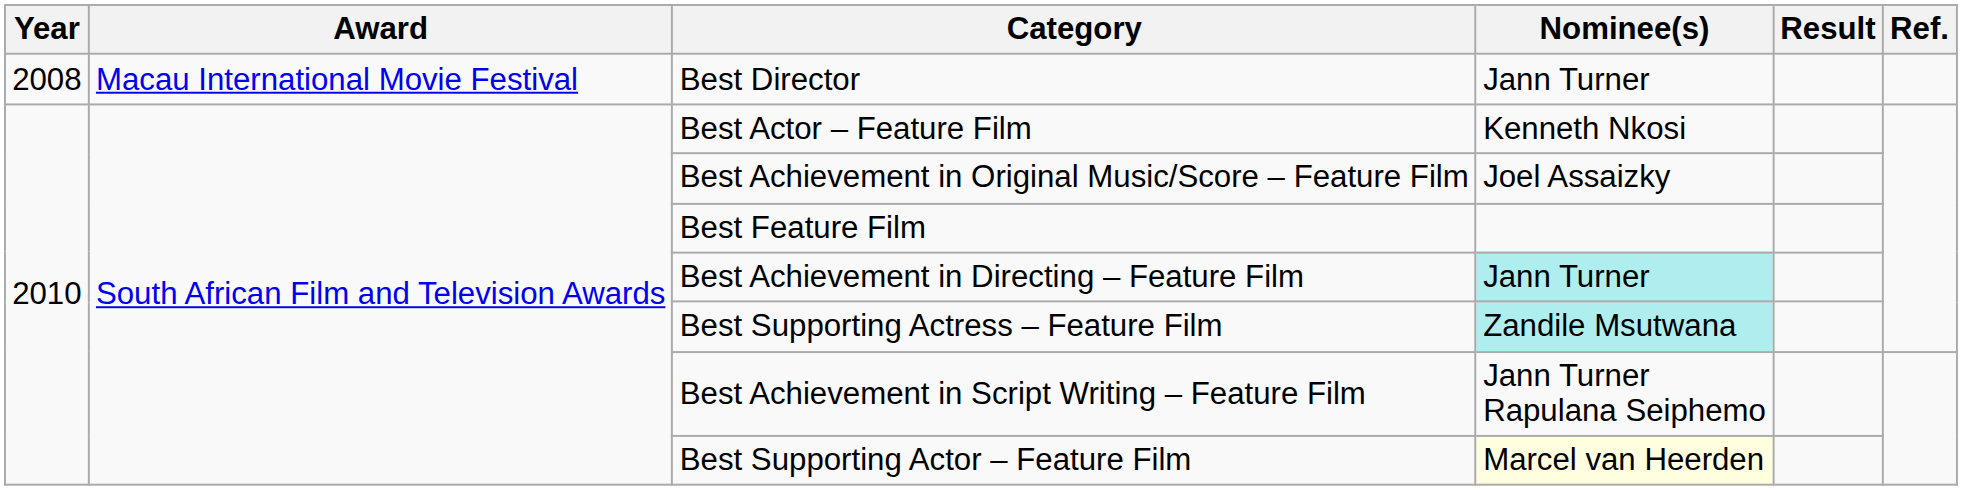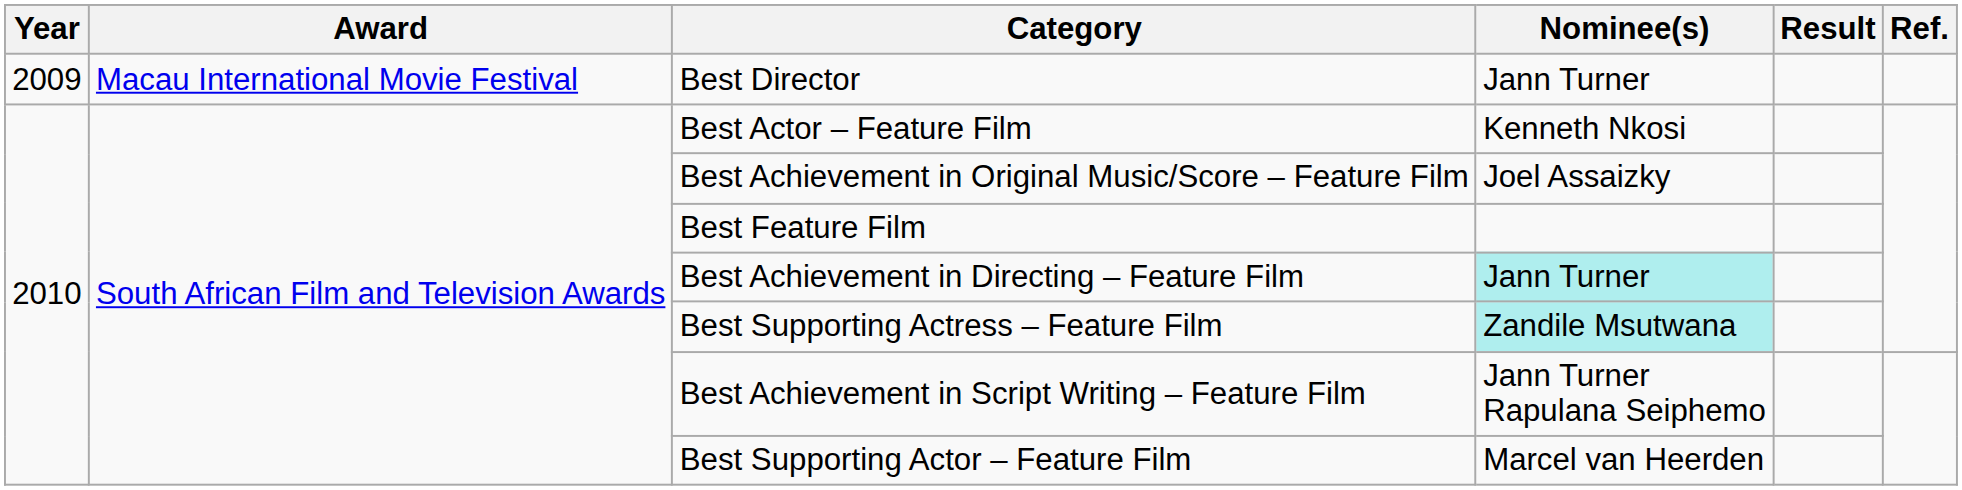(47, 78) 2008 -> (47, 78) 2009
(1624, 460) lightyellow background -> (1624, 460) no background
